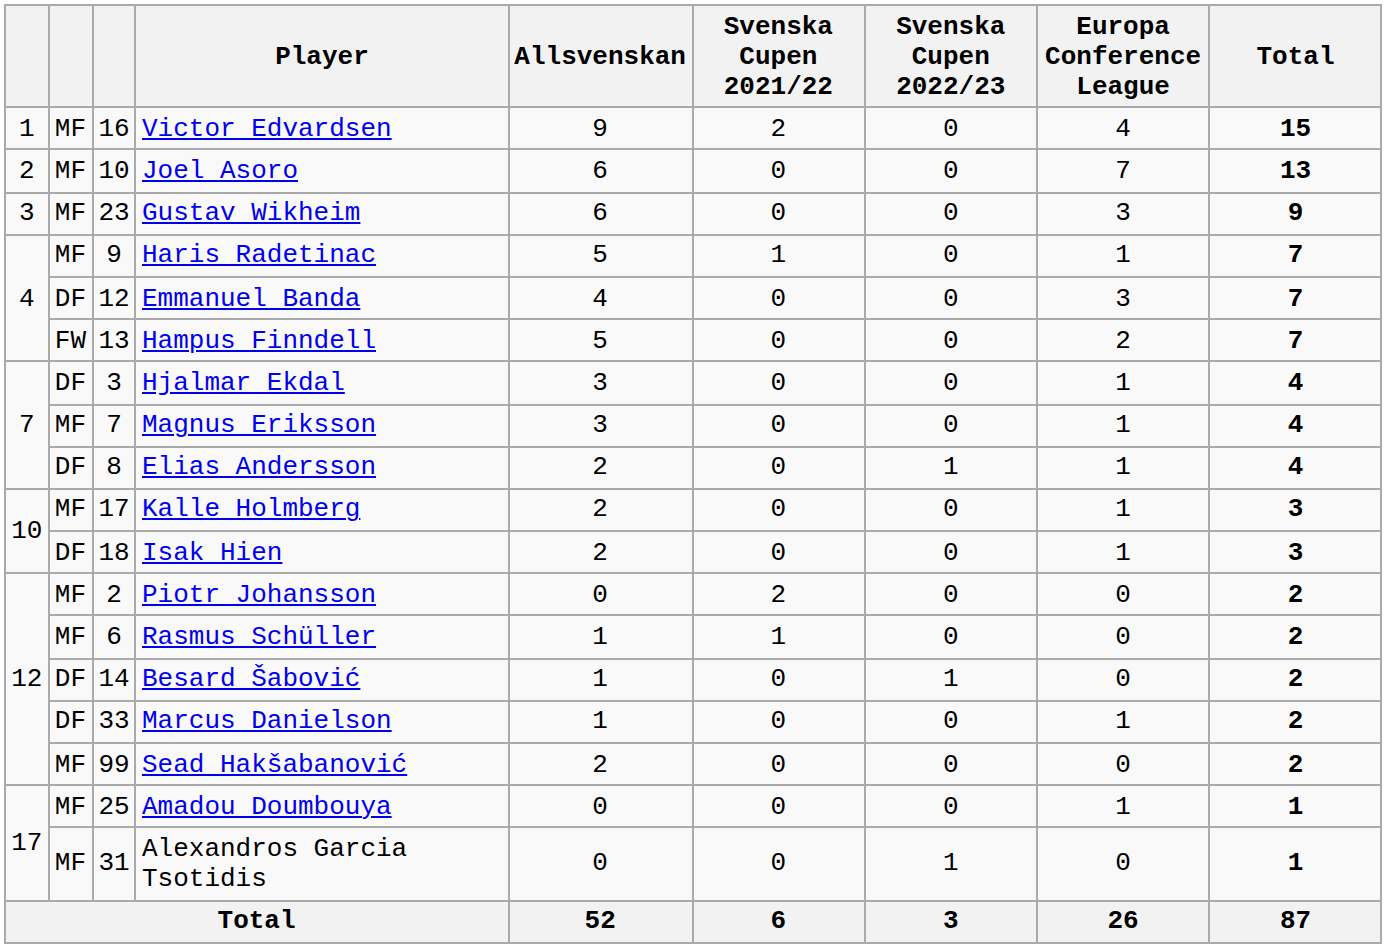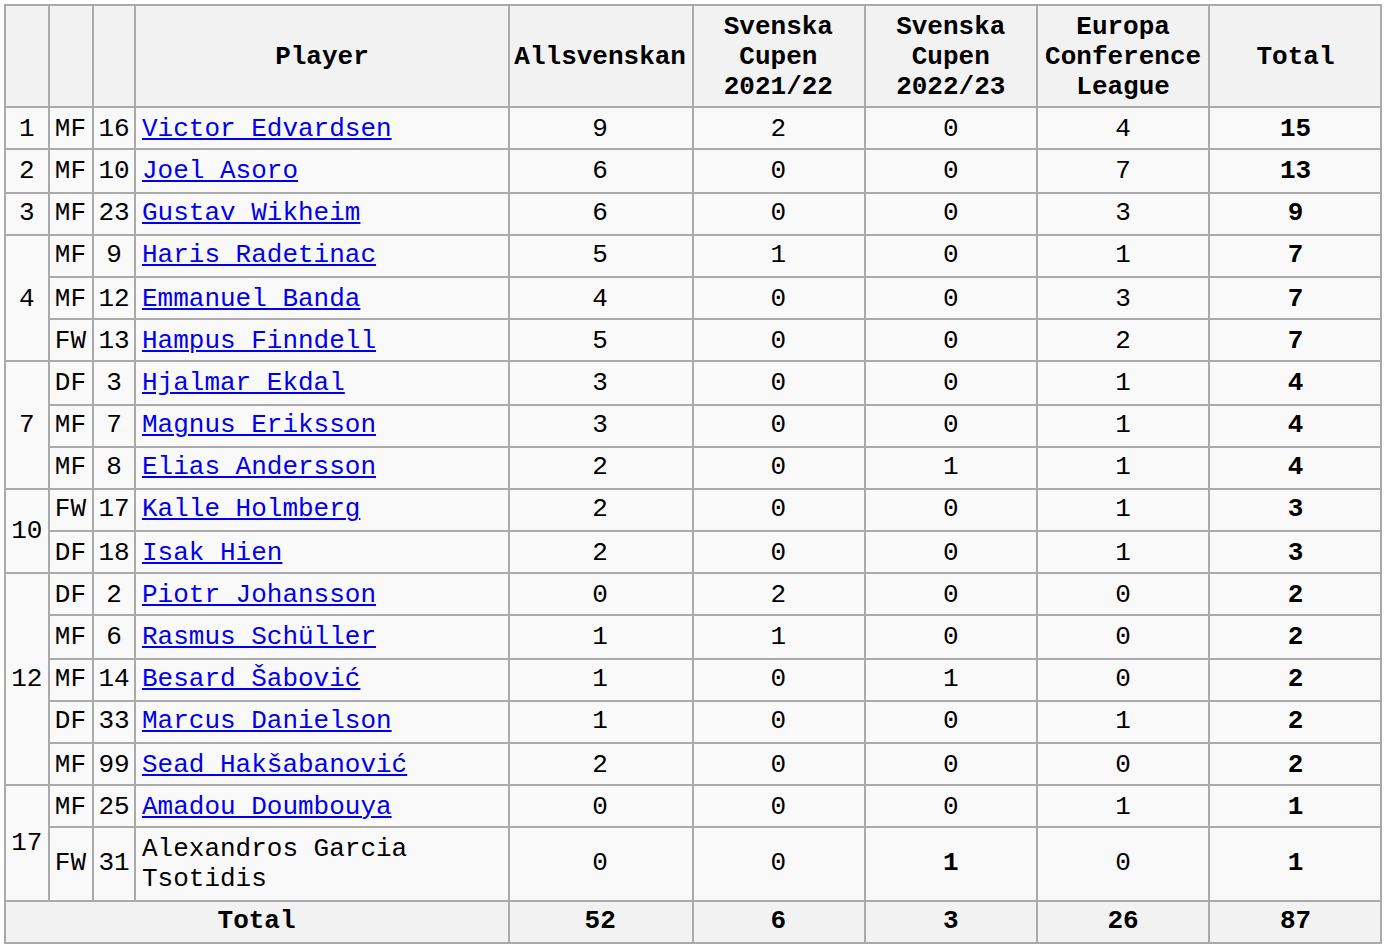(70, 298) DF -> (70, 298) MF
(70, 468) DF -> (70, 468) MF
(70, 510) MF -> (70, 510) FW
(70, 595) MF -> (70, 595) DF
(70, 679) DF -> (70, 679) MF
(70, 864) MF -> (70, 864) FW
(951, 864) normal -> (951, 864) bold
